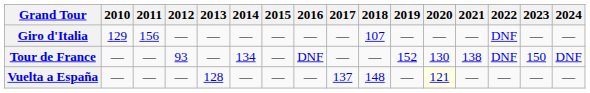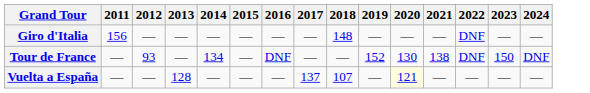- column: (117, 14)
(375, 35) 107 -> (343, 35) 148
(375, 77) 148 -> (343, 77) 107
